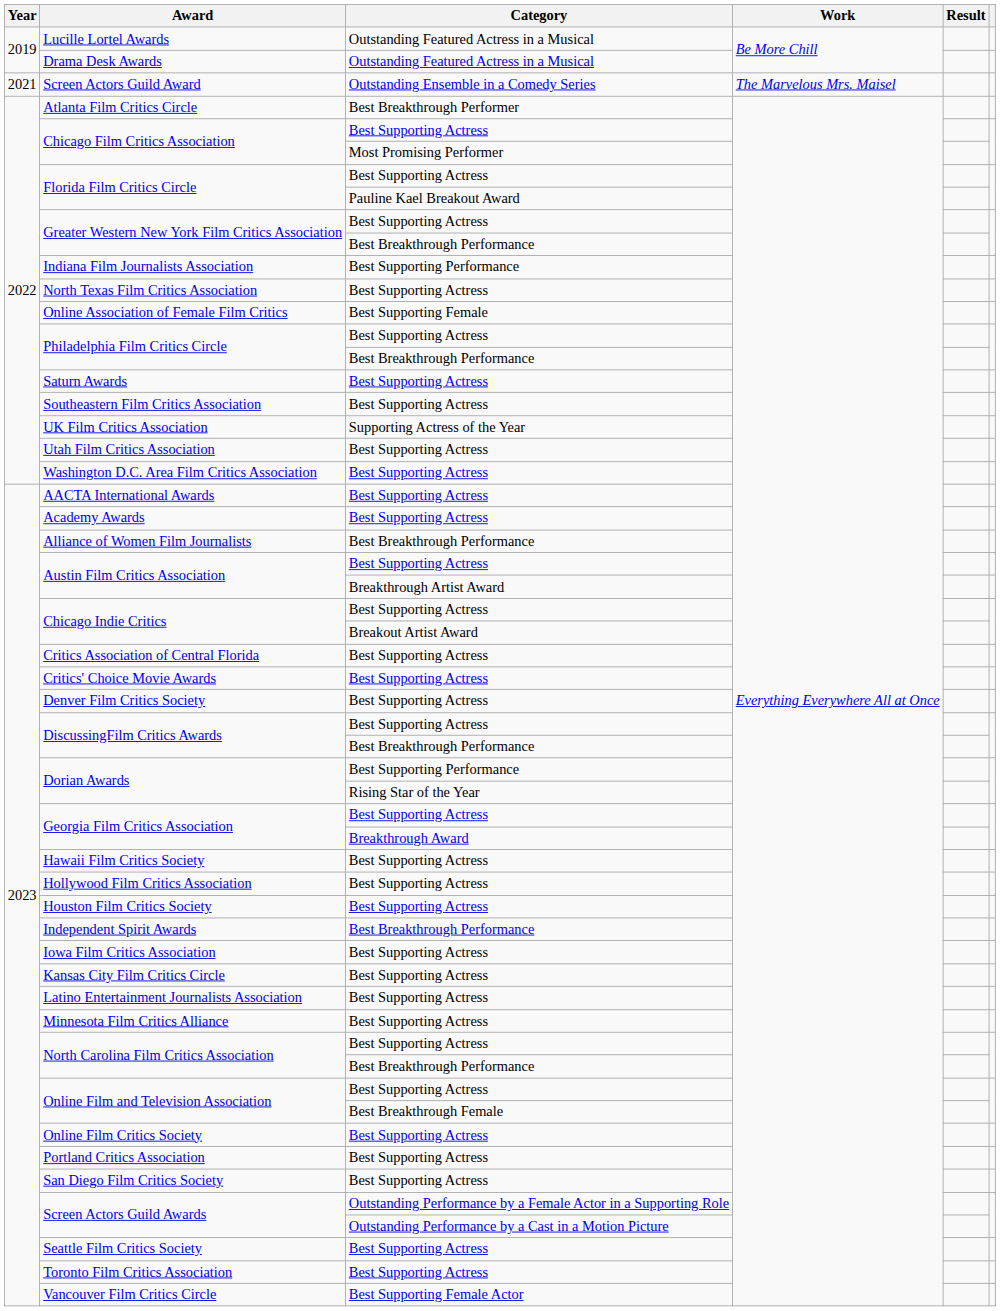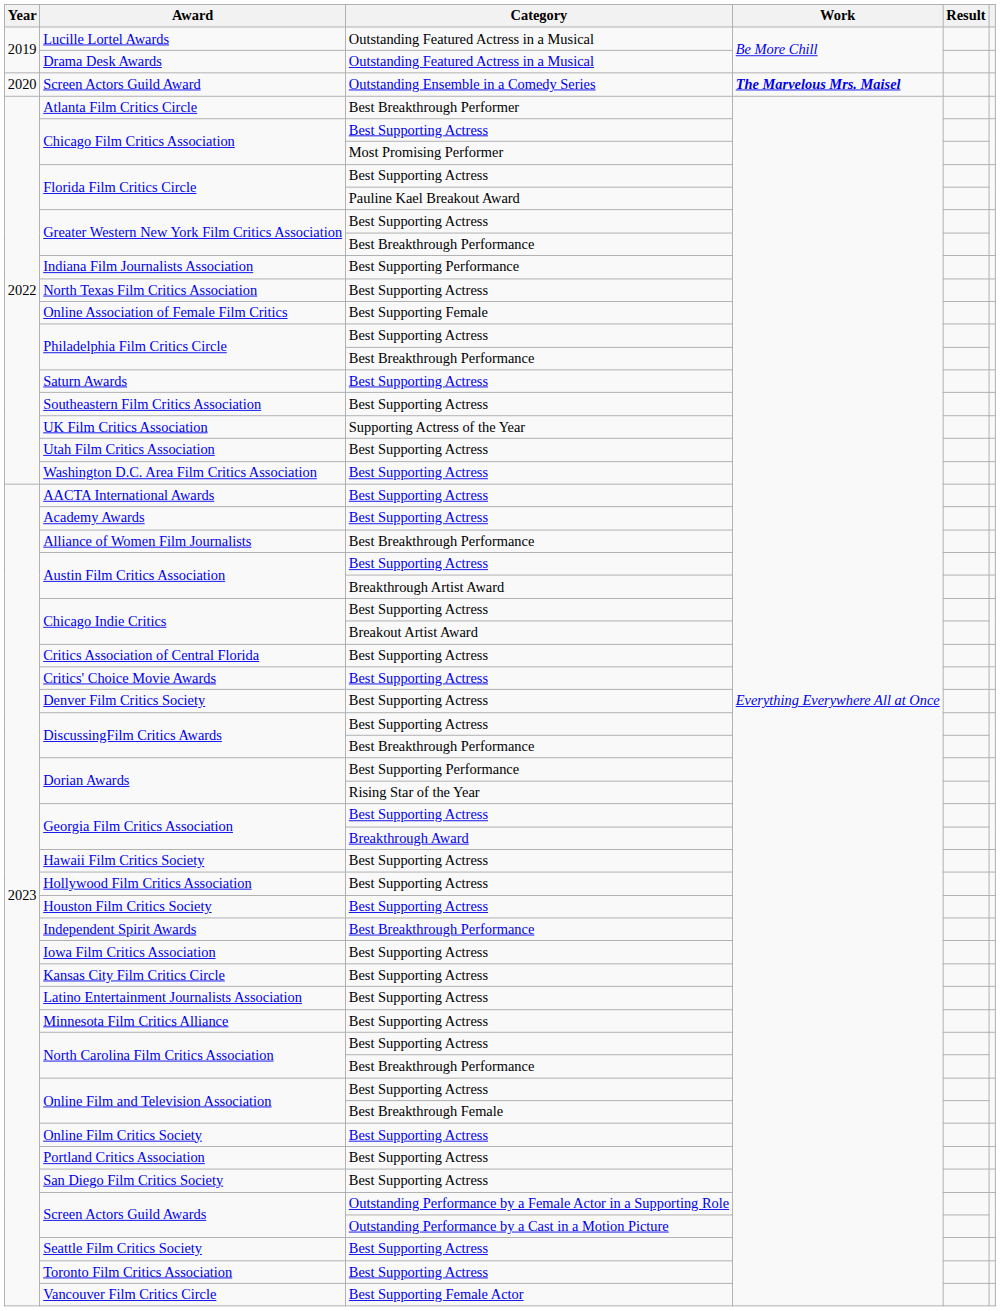(22, 84) 2021 -> (22, 84) 2020
(816, 84) normal -> (818, 84) bold
